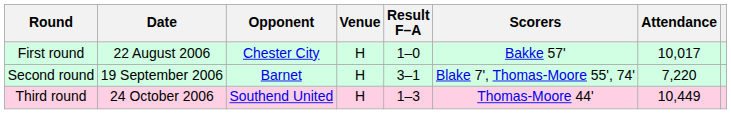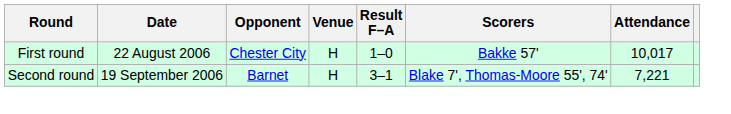(679, 75) 7,220 -> (652, 75) 7,221
- row: (51, 97)
